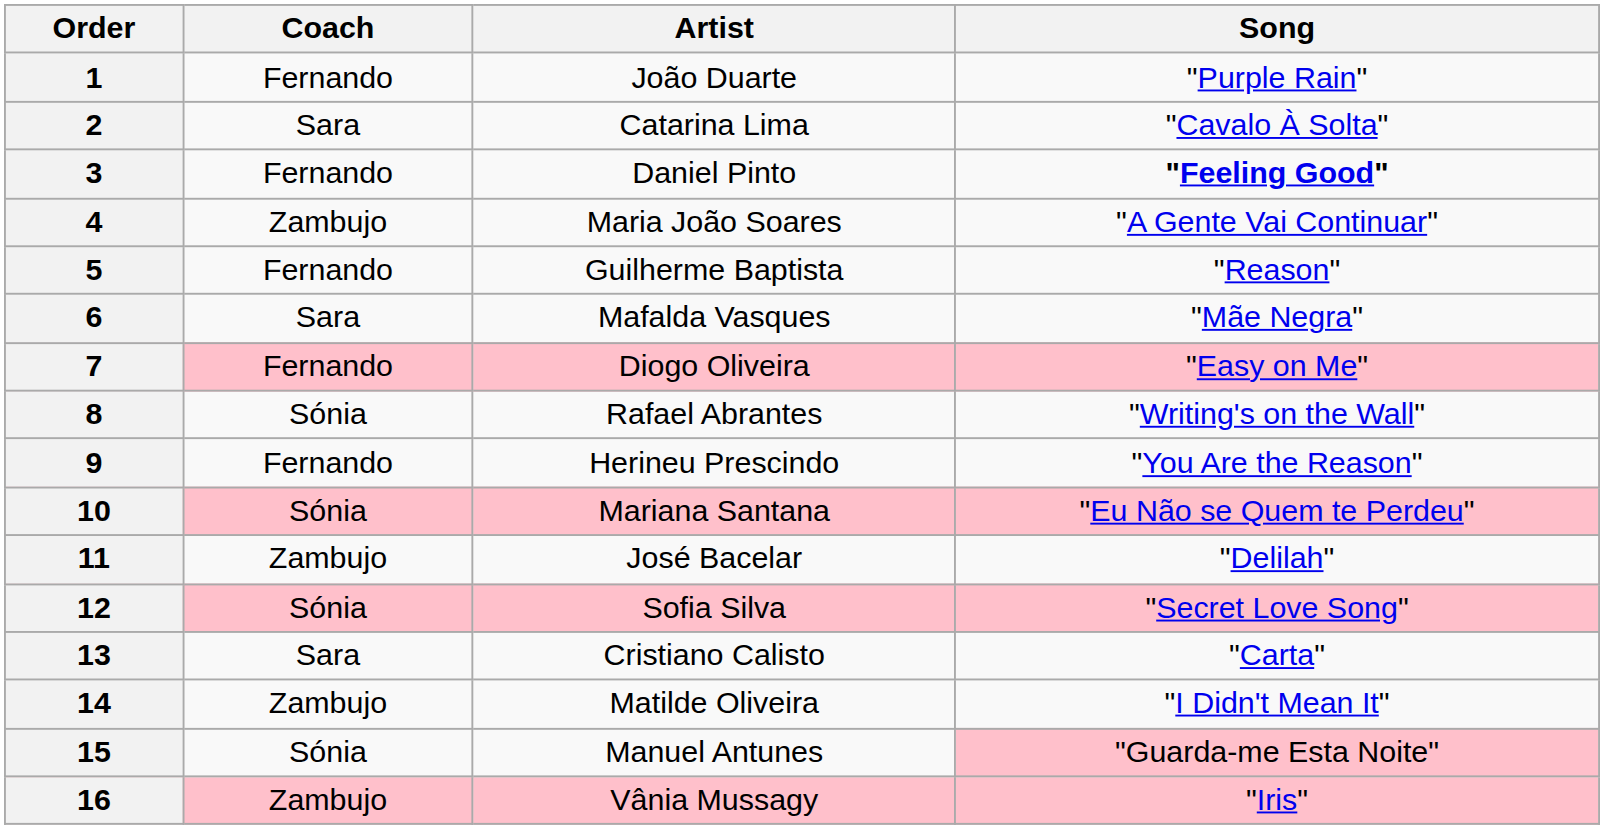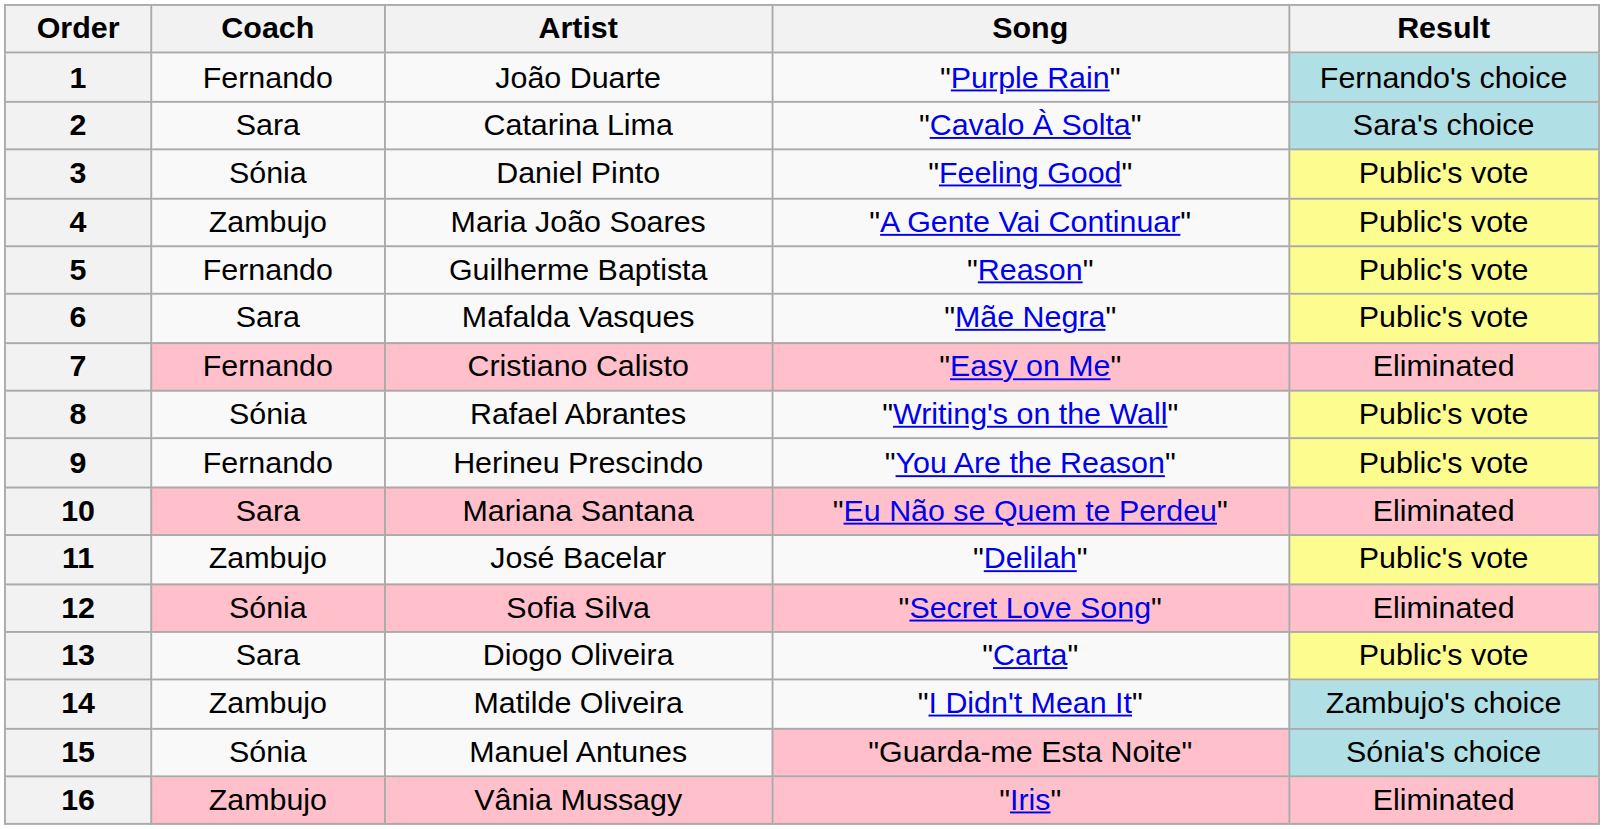+ column: (1444, 28)
(328, 173) Fernando -> (268, 173) Sónia
(1277, 173) bold -> (1030, 173) normal
(714, 366) Diogo Oliveira -> (578, 366) Cristiano Calisto
(328, 510) Sónia -> (268, 510) Sara
(714, 655) Cristiano Calisto -> (578, 655) Diogo Oliveira
